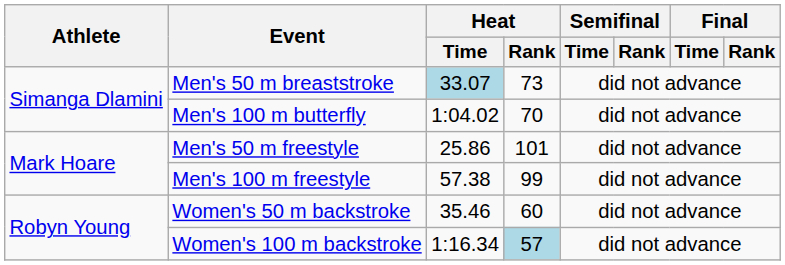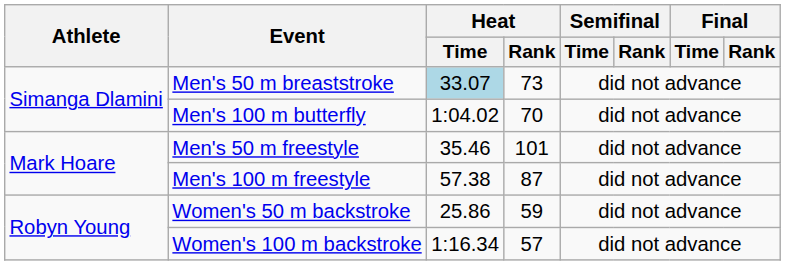(465, 148) 25.86 -> (465, 148) 35.46
(532, 180) 99 -> (532, 180) 87
(465, 212) 35.46 -> (465, 212) 25.86
(532, 212) 60 -> (532, 212) 59
(532, 244) lightblue background -> (532, 244) no background
